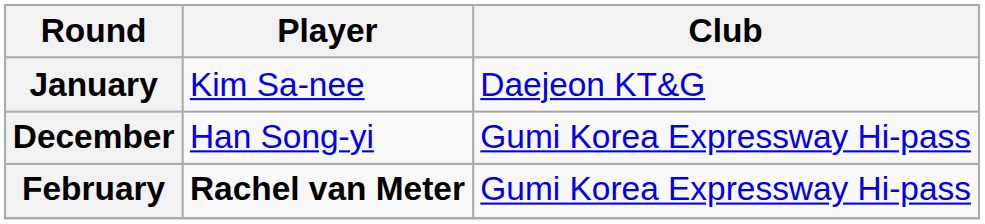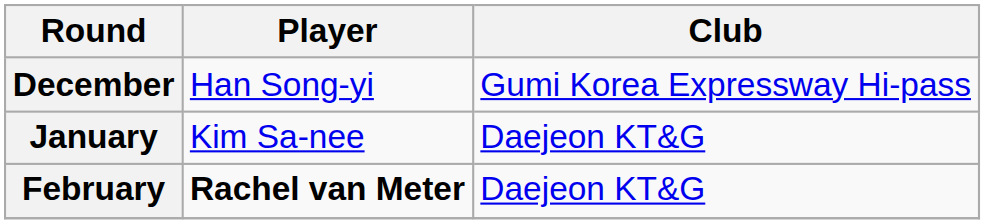rows swapped: (94, 137) <-> (94, 84)
(726, 190) Gumi Korea Expressway Hi-pass -> (593, 190) Daejeon KT&G
